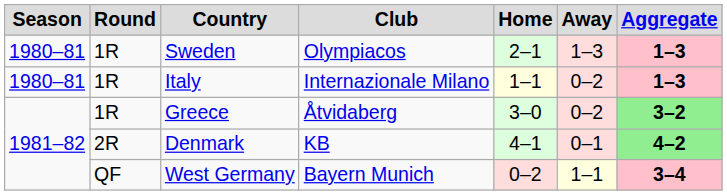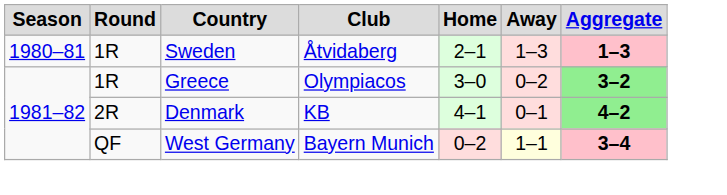(355, 50) Olympiacos -> (350, 50) Åtvidaberg
- row: (183, 81)
(350, 112) Åtvidaberg -> (355, 81) Olympiacos
